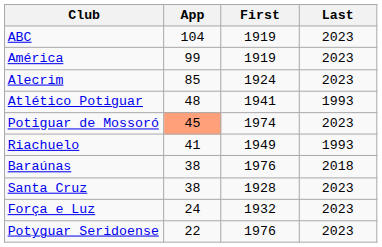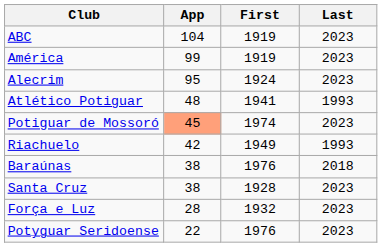(192, 80) 85 -> (192, 80) 95
(192, 145) 41 -> (192, 145) 42
(192, 210) 24 -> (192, 210) 28
